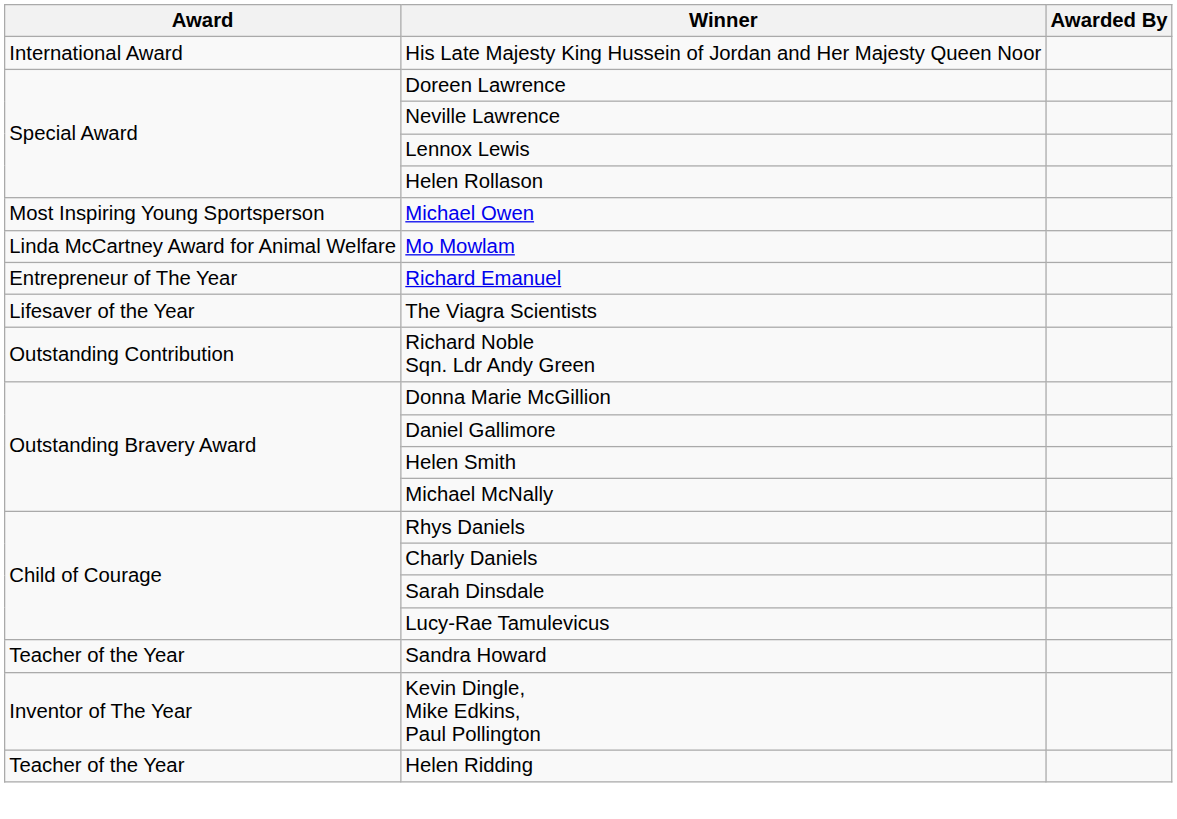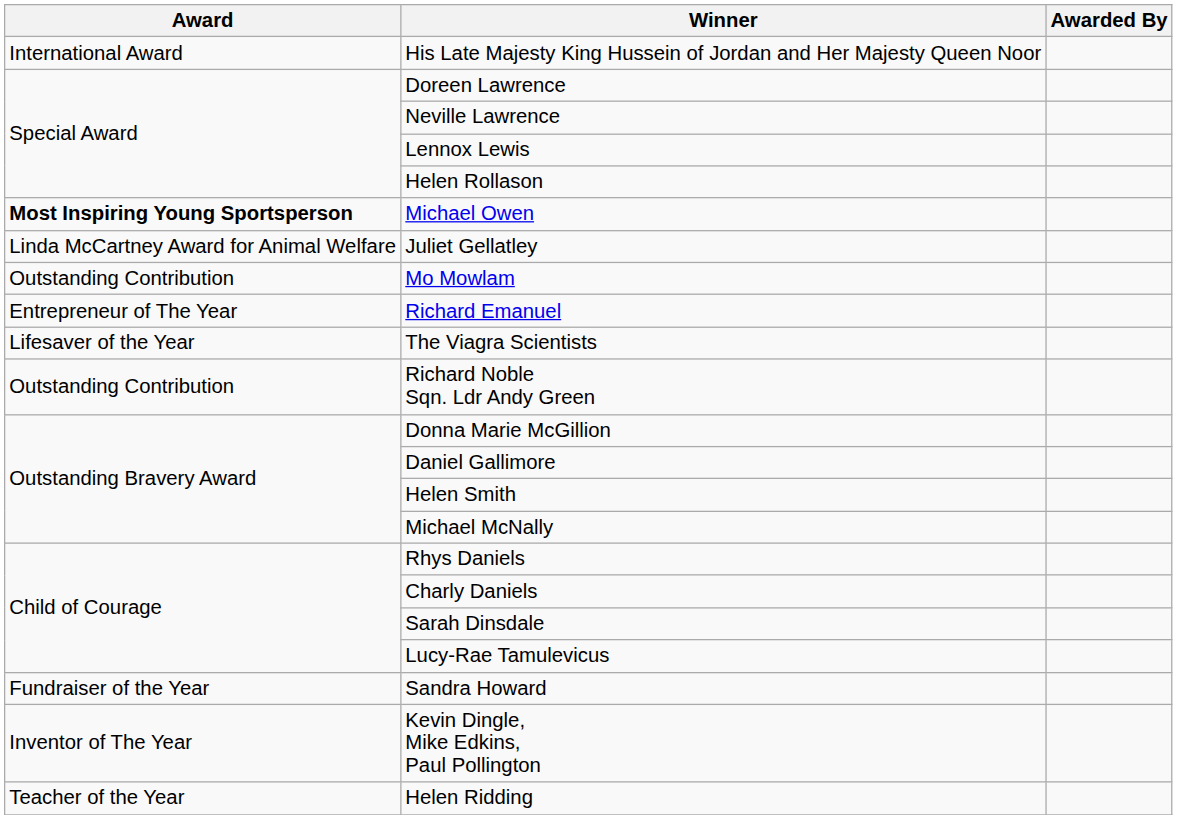(167, 213) normal -> (181, 213) bold
+ row: (471, 246)
(203, 246) Linda McCartney Award for Animal Welfare -> (122, 278) Outstanding Contribution
(97, 655) Teacher of the Year -> (109, 687) Fundraiser of the Year
